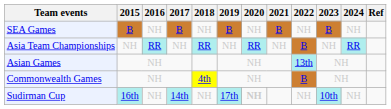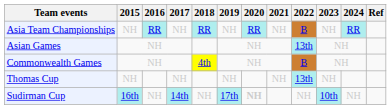- row: (31, 29)
+ row: (33, 79)
